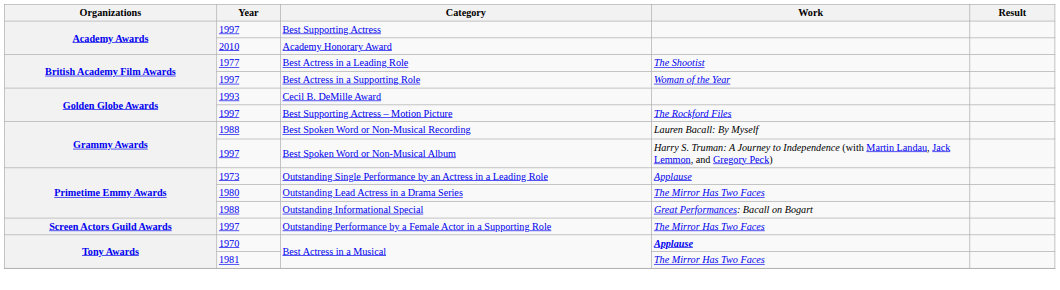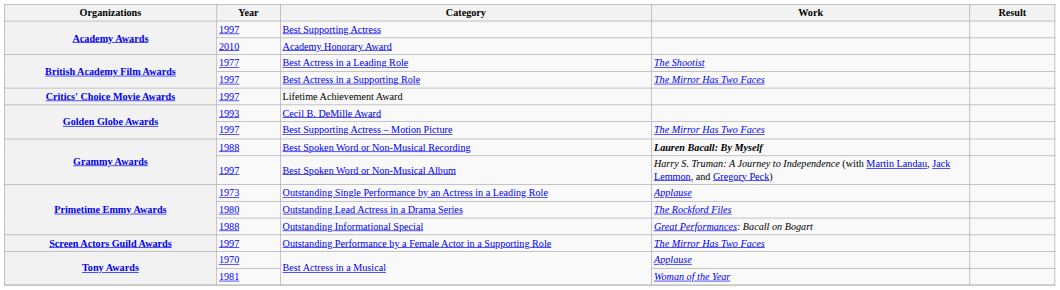(692, 80) Woman of the Year -> (709, 80) The Mirror Has Two Faces
+ row: (229, 97)
(693, 113) The Rockford Files -> (709, 130) The Mirror Has Two Faces
(706, 130) normal -> (708, 147) bold
(709, 193) The Mirror Has Two Faces -> (693, 209) The Rockford Files
(673, 243) bold -> (673, 260) normal
(709, 260) The Mirror Has Two Faces -> (692, 277) Woman of the Year
